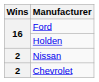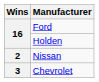(17, 71) 2 -> (17, 71) 3
